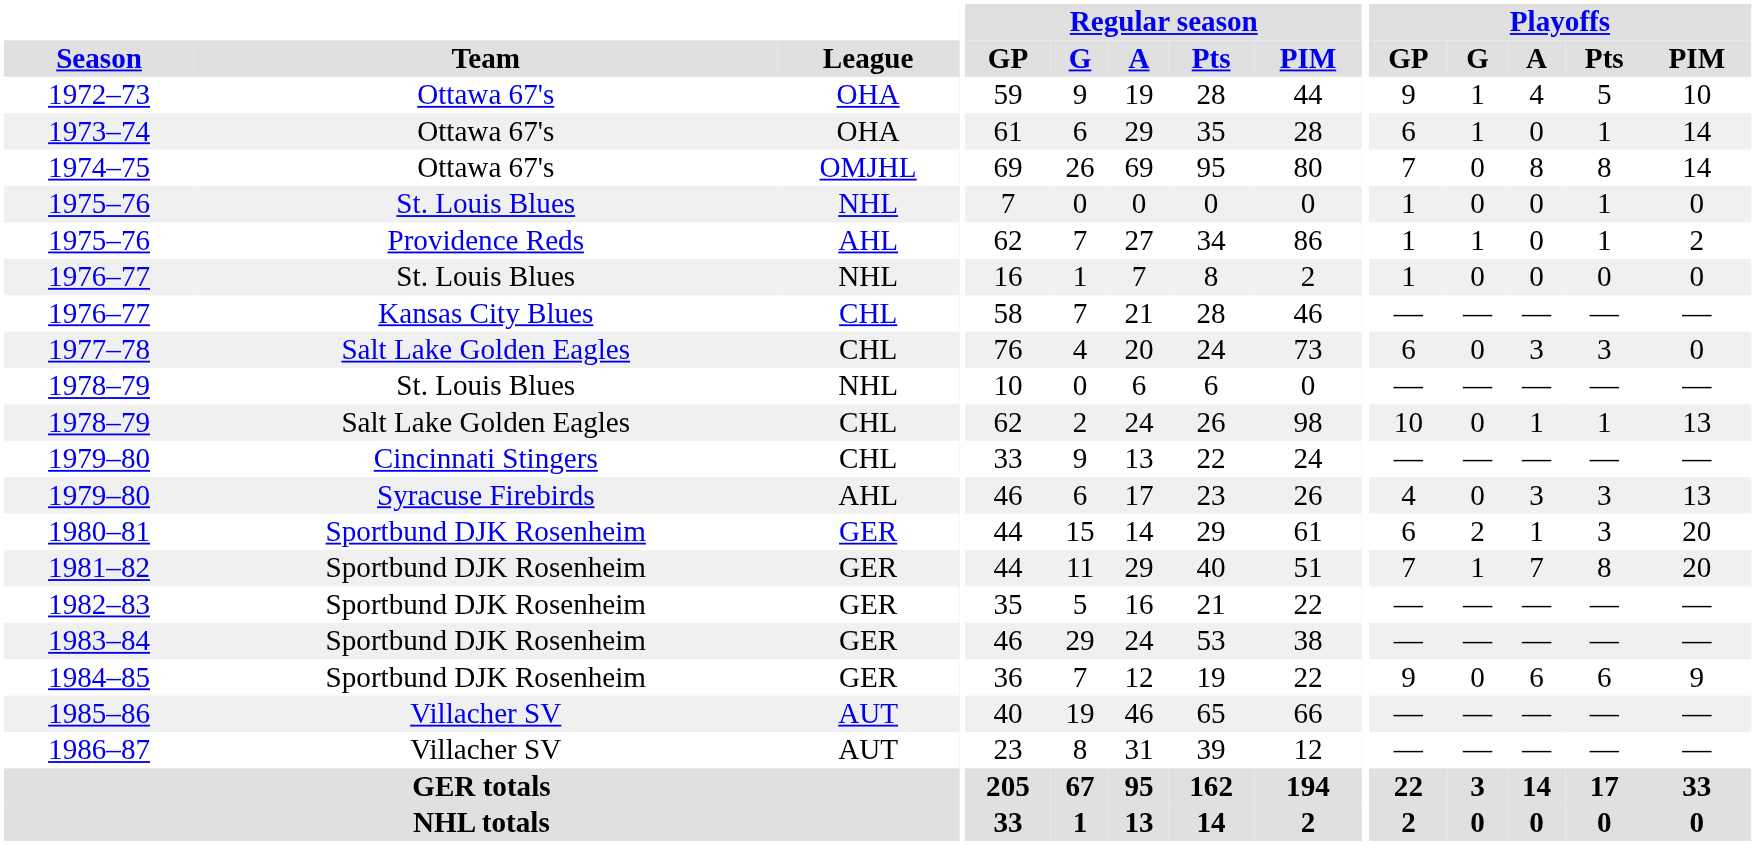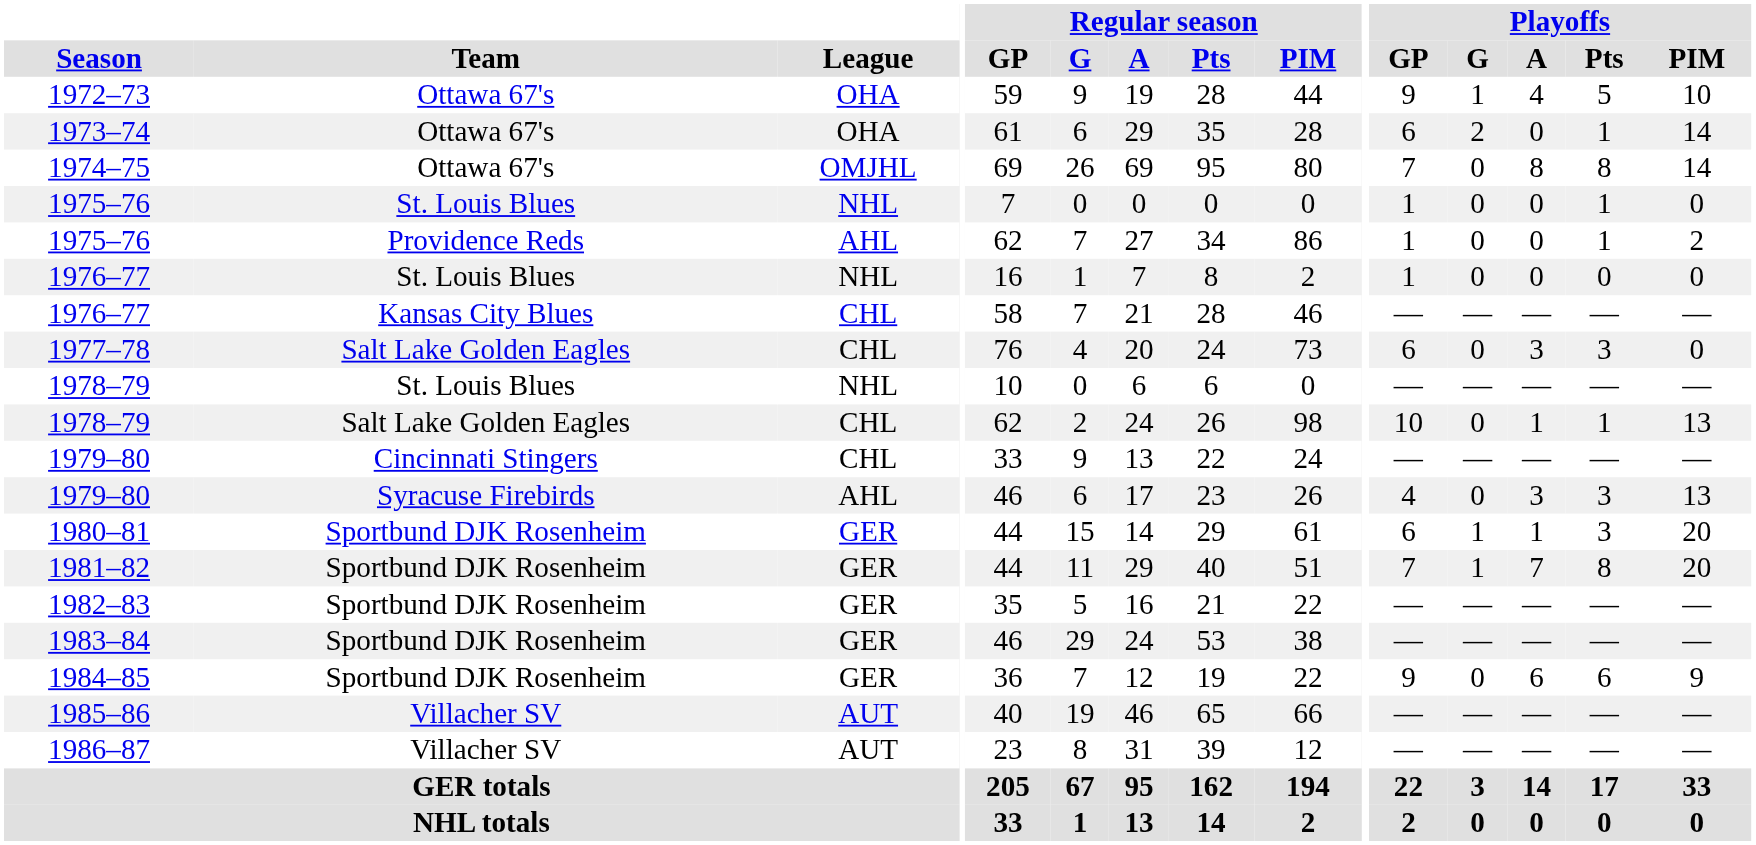(1478, 130) 1 -> (1478, 130) 2
(1478, 240) 1 -> (1478, 240) 0
(1478, 531) 2 -> (1478, 531) 1
